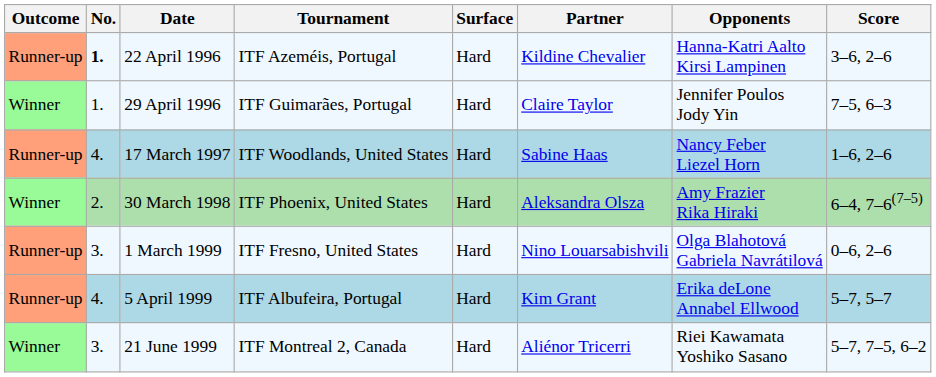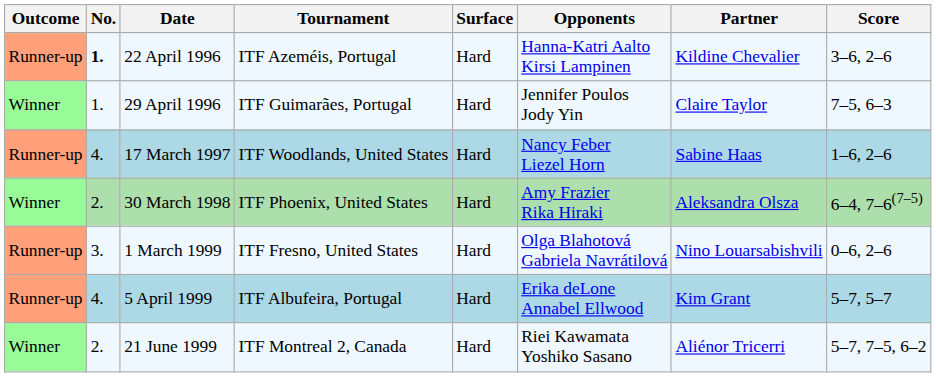columns swapped: (595, 18) <-> (750, 18)
(97, 346) 3. -> (97, 346) 2.
